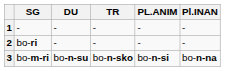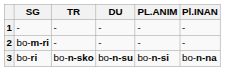columns swapped: (71, 12) <-> (113, 12)
(27, 43) bo-ri -> (33, 43) bo-m-ri
(33, 58) bo-m-ri -> (27, 58) bo-ri
